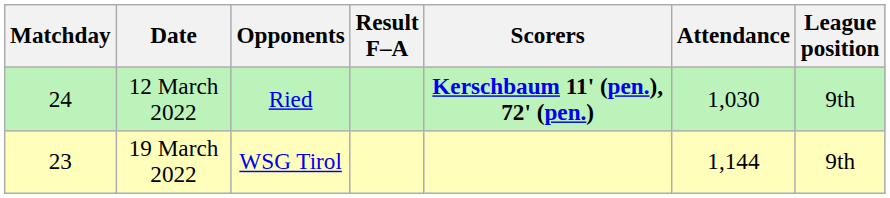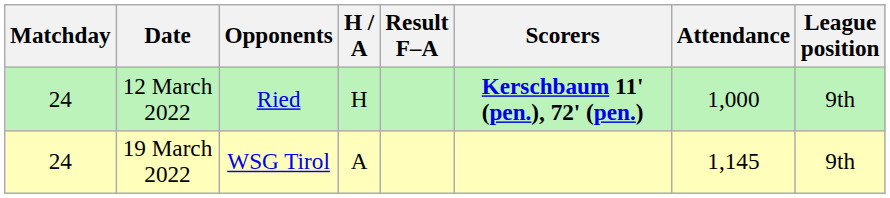+ column: (359, 35)
(733, 98) 1,030 -> (733, 98) 1,000
(60, 161) 23 -> (60, 161) 24
(733, 161) 1,144 -> (733, 161) 1,145
